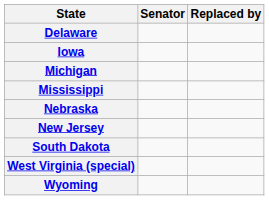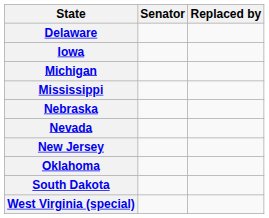+ row: (71, 128)
+ row: (71, 166)
- row: (71, 185)
